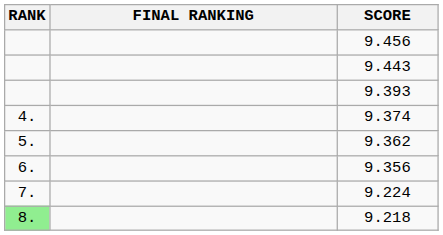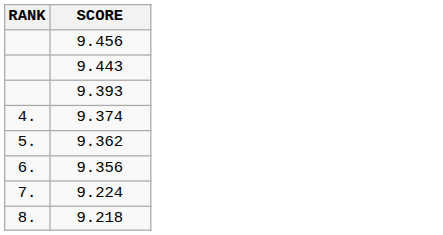- column: (193, 18)
(27, 219) lightgreen background -> (27, 219) no background
